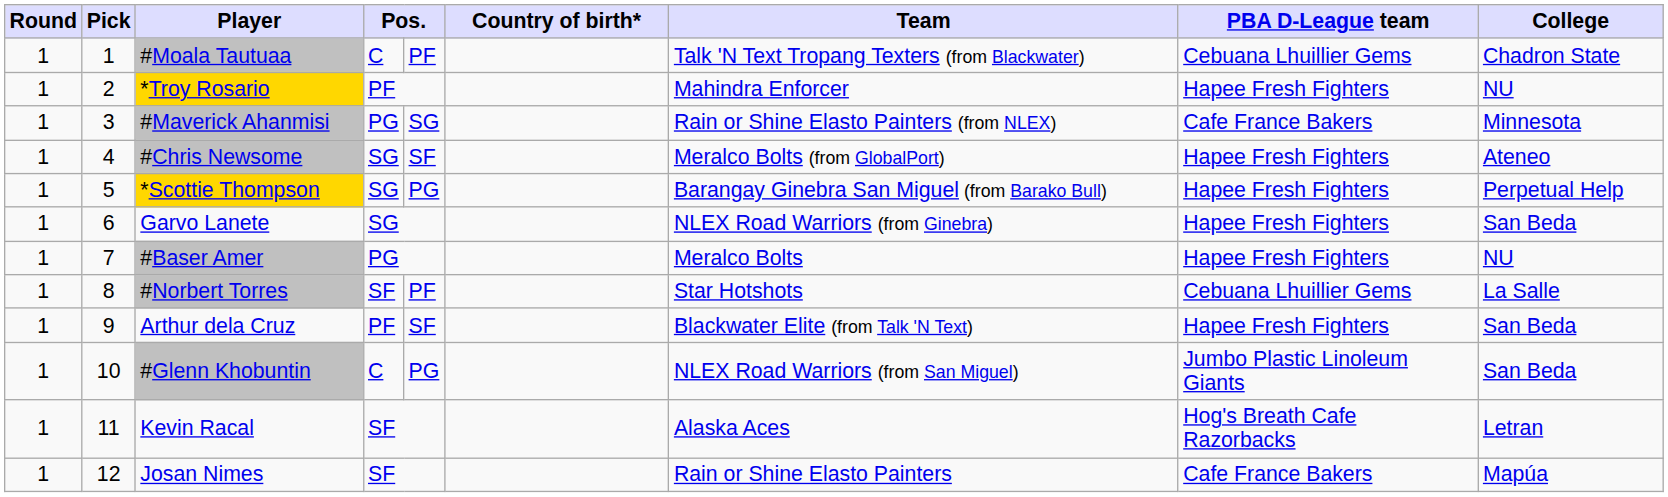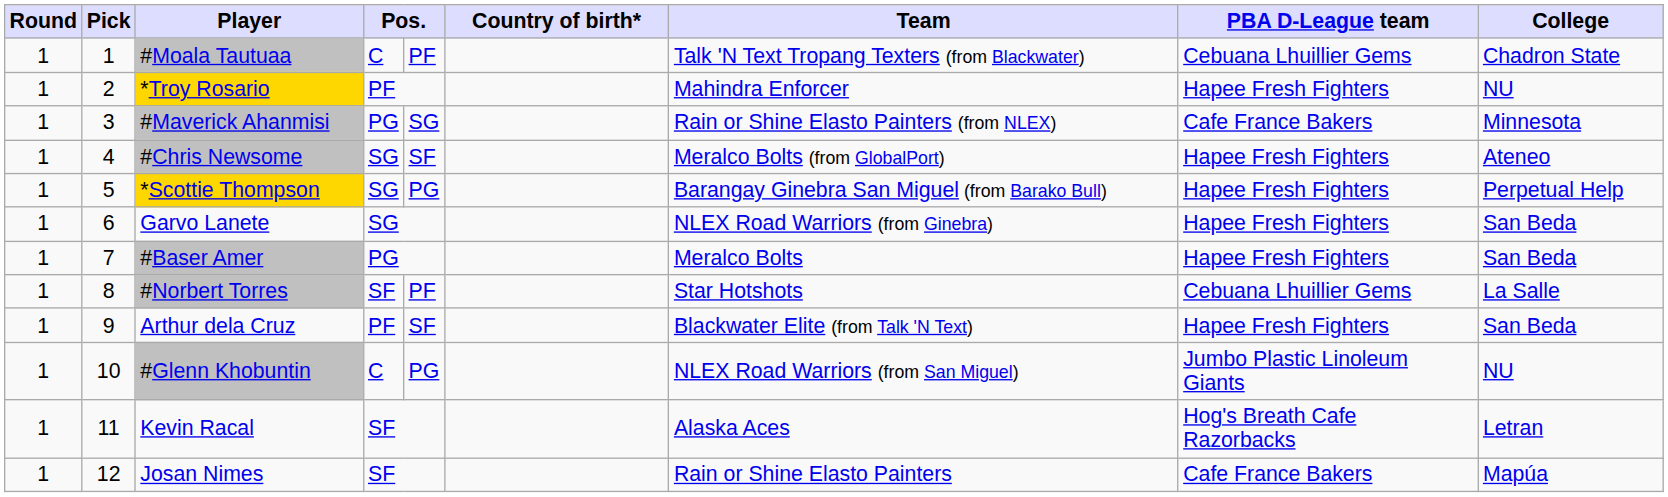(1498, 257) NU -> (1530, 257) San Beda
(1530, 370) San Beda -> (1498, 370) NU
